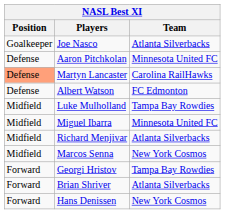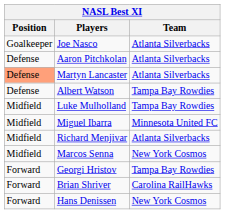(175, 59) Minnesota United FC -> (171, 59) Atlanta Silverbacks
(172, 75) Carolina RailHawks -> (171, 75) Atlanta Silverbacks
(160, 91) FC Edmonton -> (173, 91) Tampa Bay Rowdies
(171, 185) Atlanta Silverbacks -> (172, 185) Carolina RailHawks
